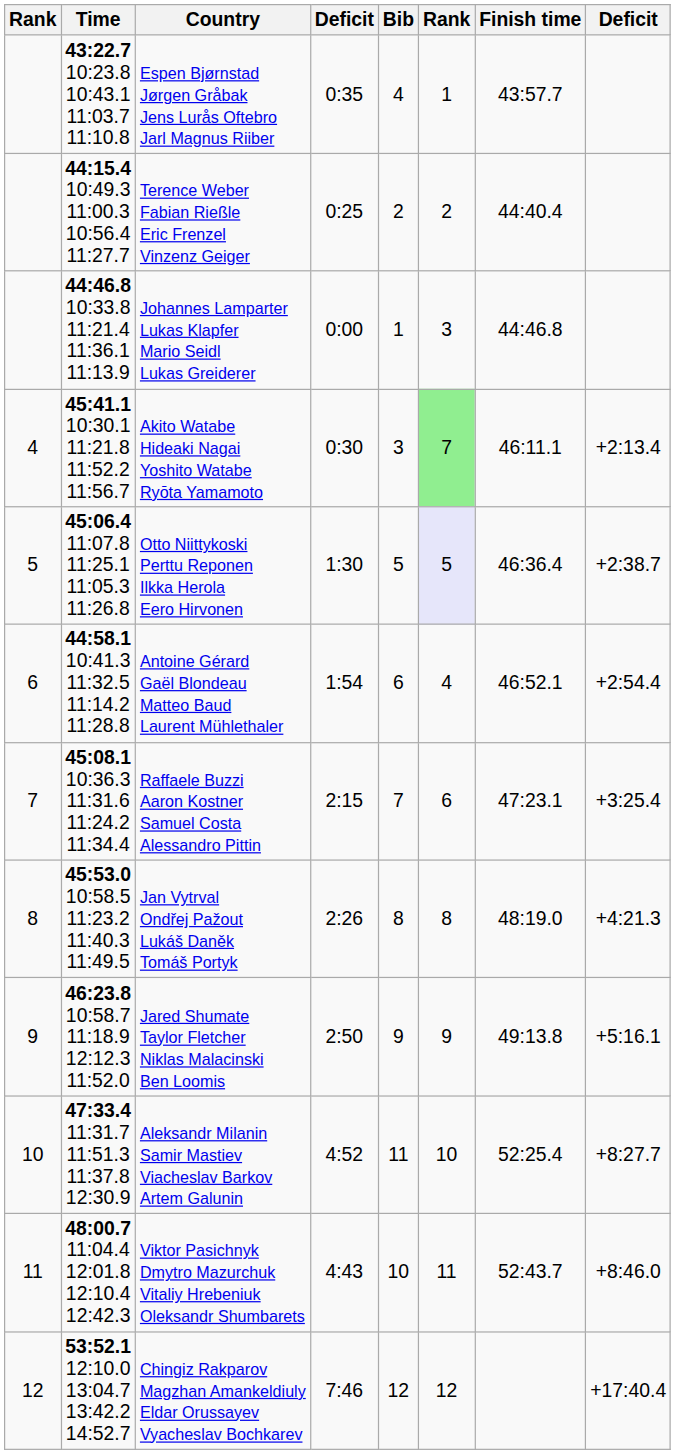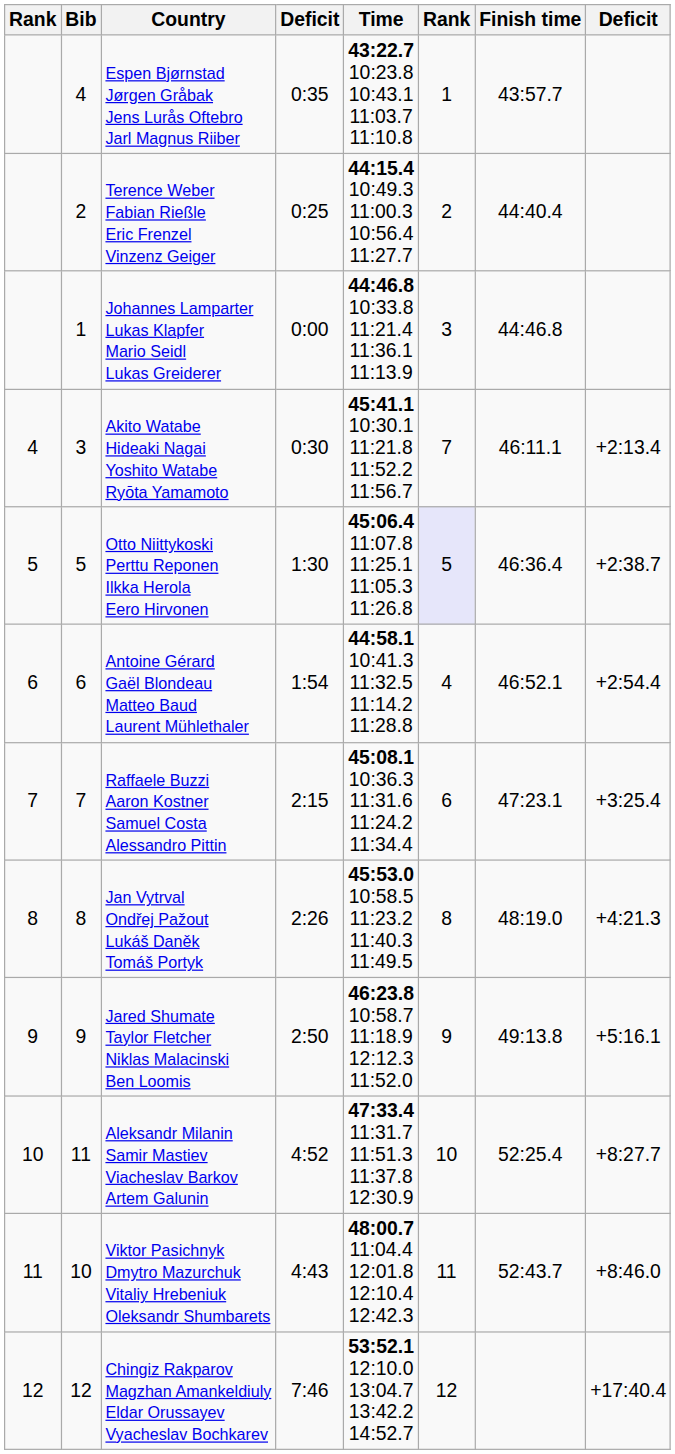columns swapped: (398, 19) <-> (98, 19)
(447, 447) lightgreen background -> (447, 447) no background
